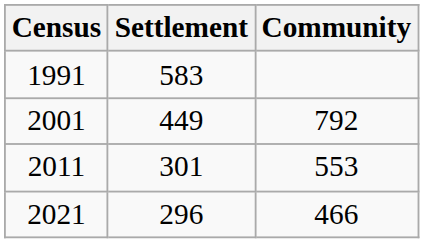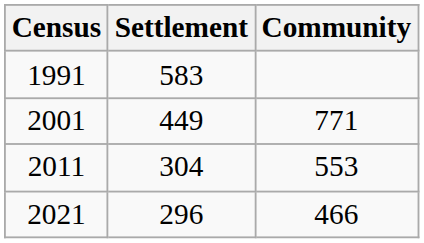(336, 120) 792 -> (336, 120) 771
(181, 167) 301 -> (181, 167) 304
